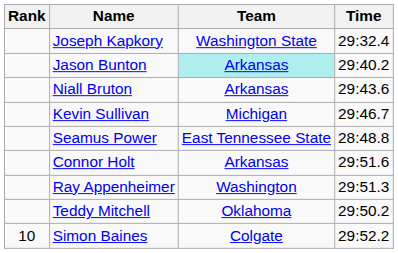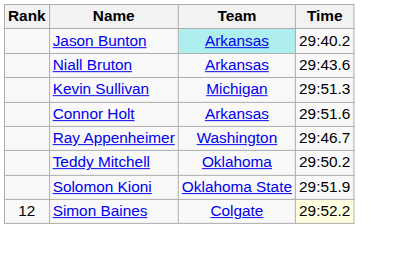- row: (108, 41)
(364, 114) 29:46.7 -> (325, 89) 29:51.3
- row: (105, 138)
(364, 187) 29:51.3 -> (325, 138) 29:46.7
+ row: (102, 187)
(27, 235) 10 -> (27, 211) 12
(364, 235) no background -> (325, 211) lightyellow background
